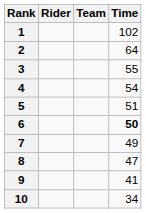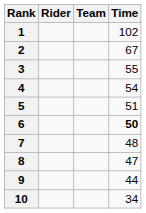(132, 50) 64 -> (132, 50) 67
(132, 143) 49 -> (132, 143) 48
(132, 180) 41 -> (132, 180) 44
